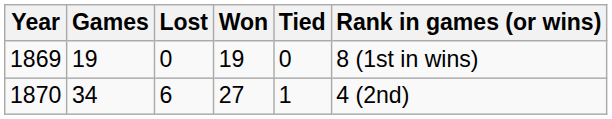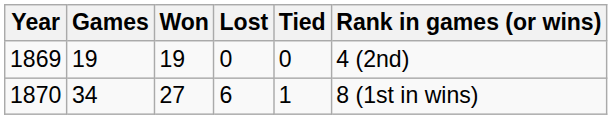columns swapped: (243, 22) <-> (184, 22)
(407, 59) 8 (1st in wins) -> (373, 59) 4 (2nd)
(373, 95) 4 (2nd) -> (407, 95) 8 (1st in wins)
